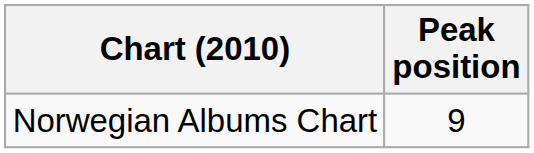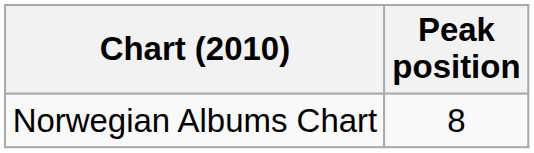(456, 119) 9 -> (456, 119) 8
